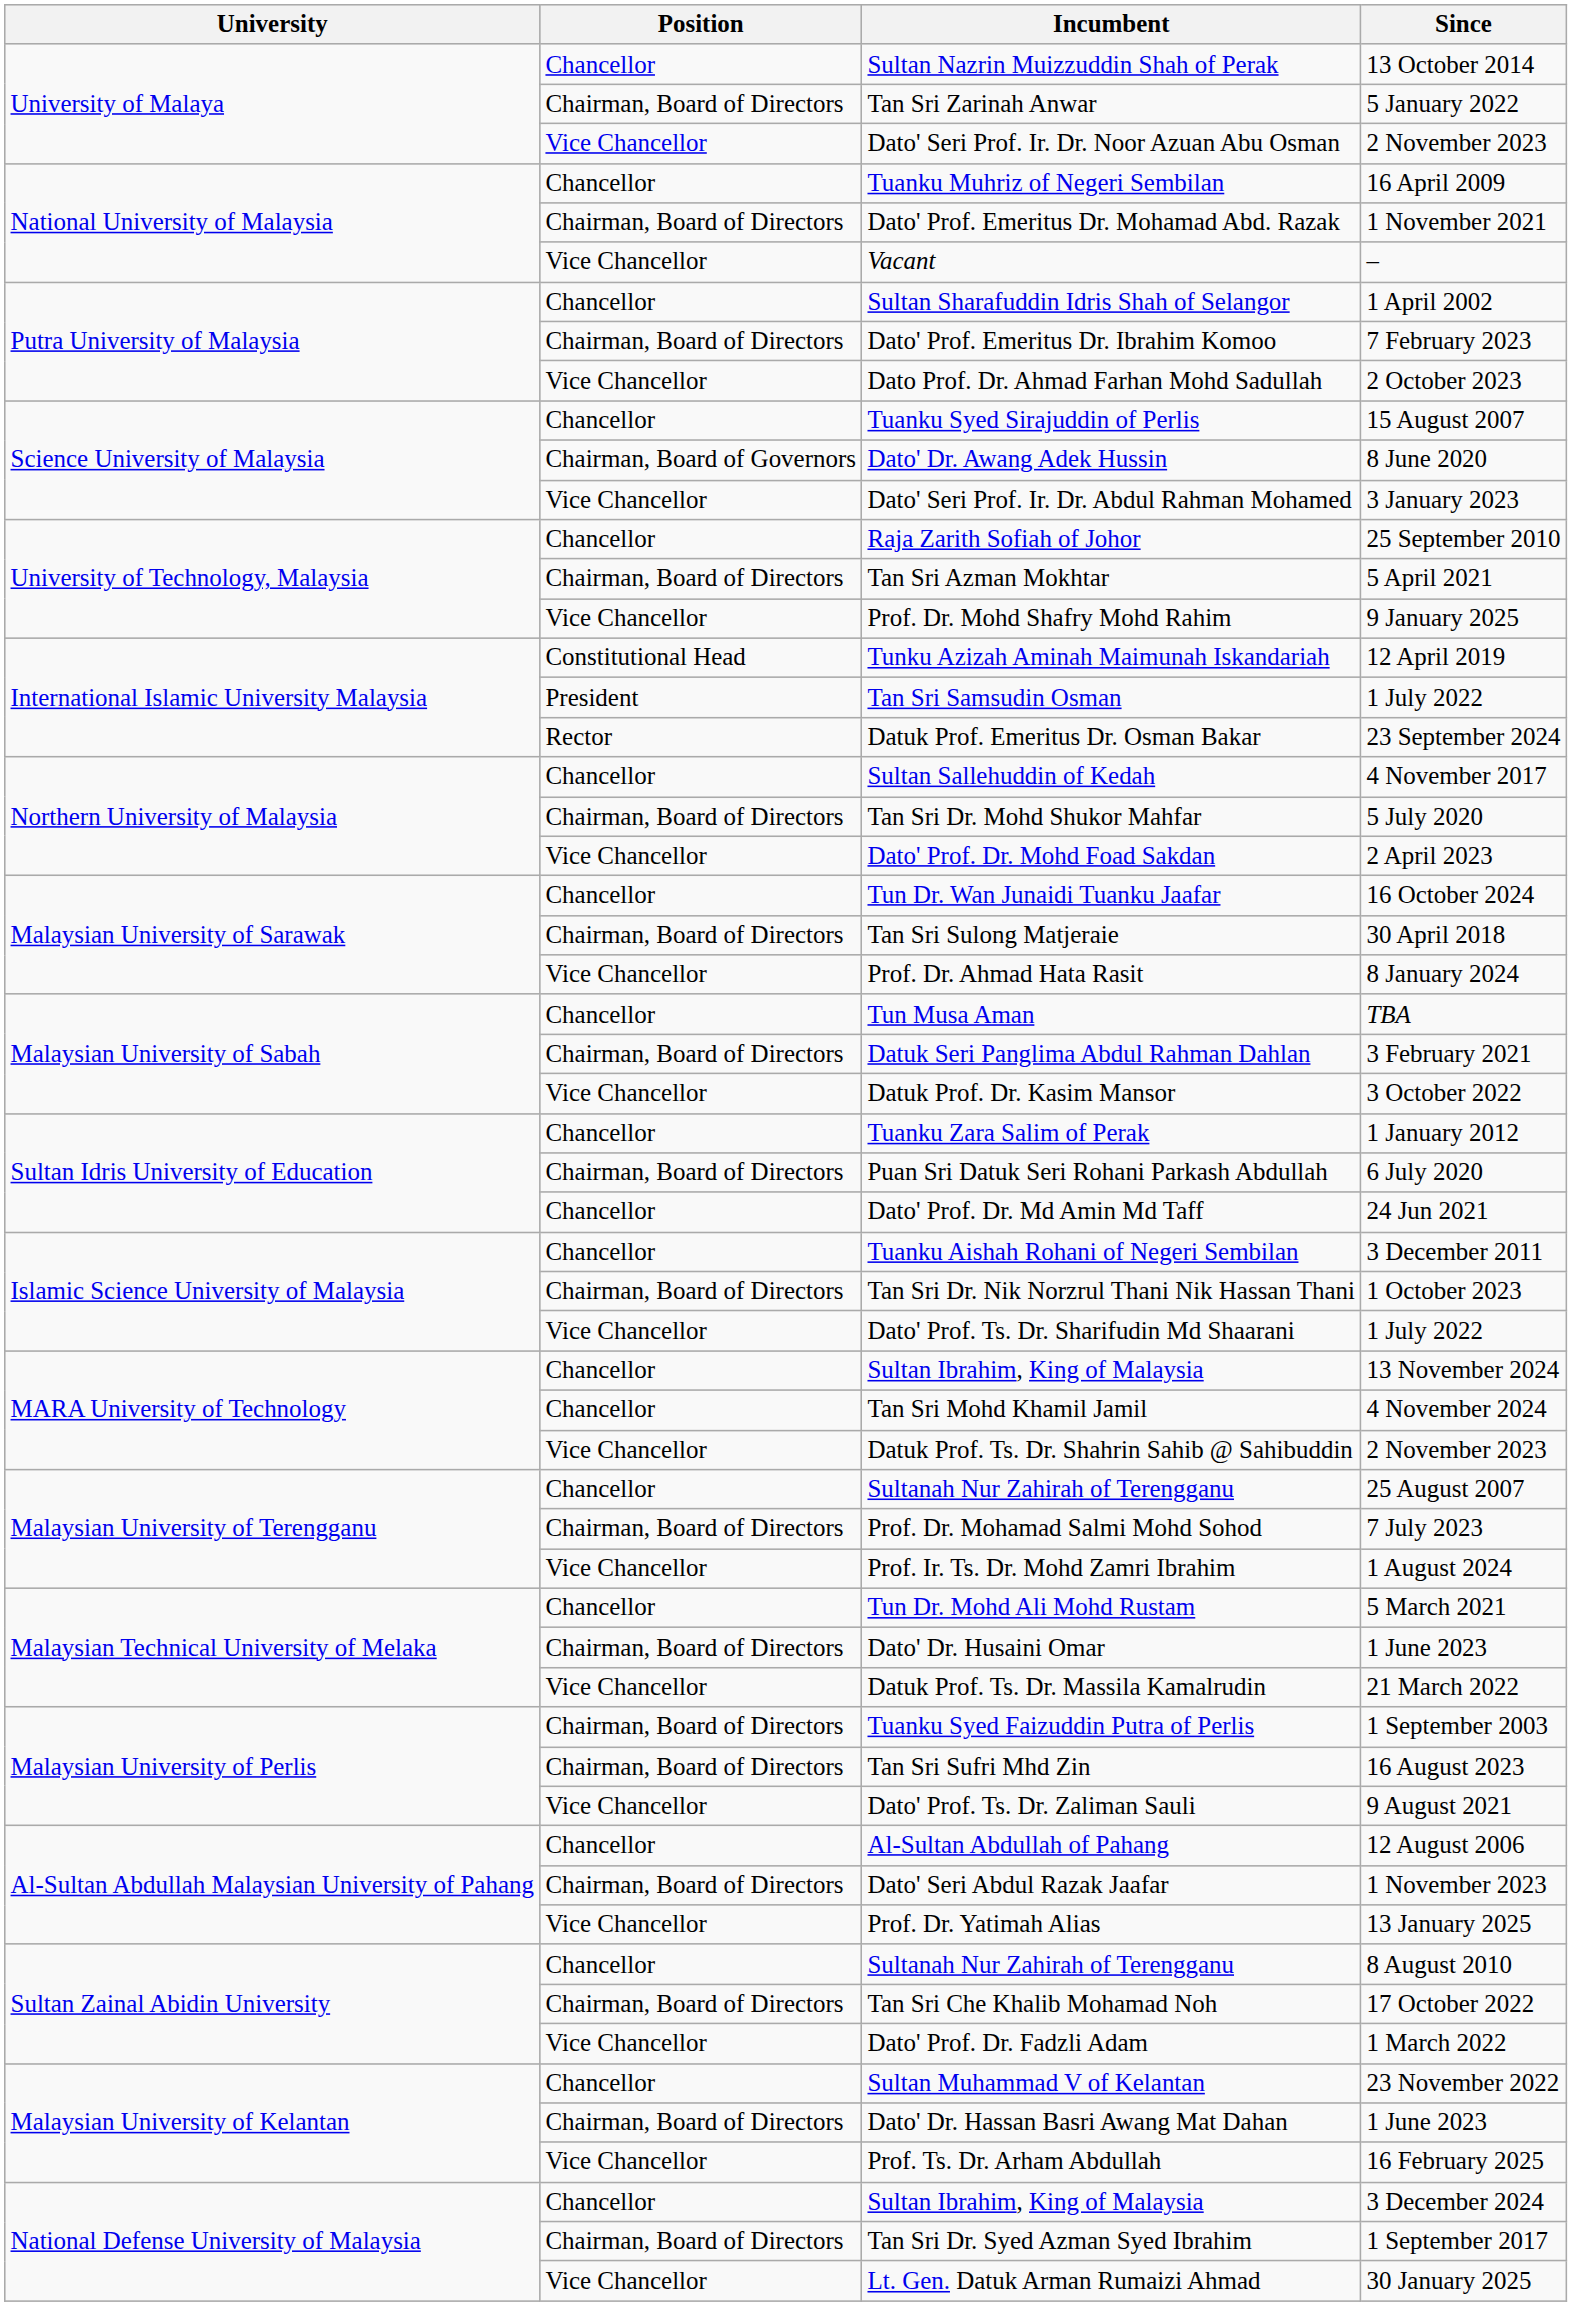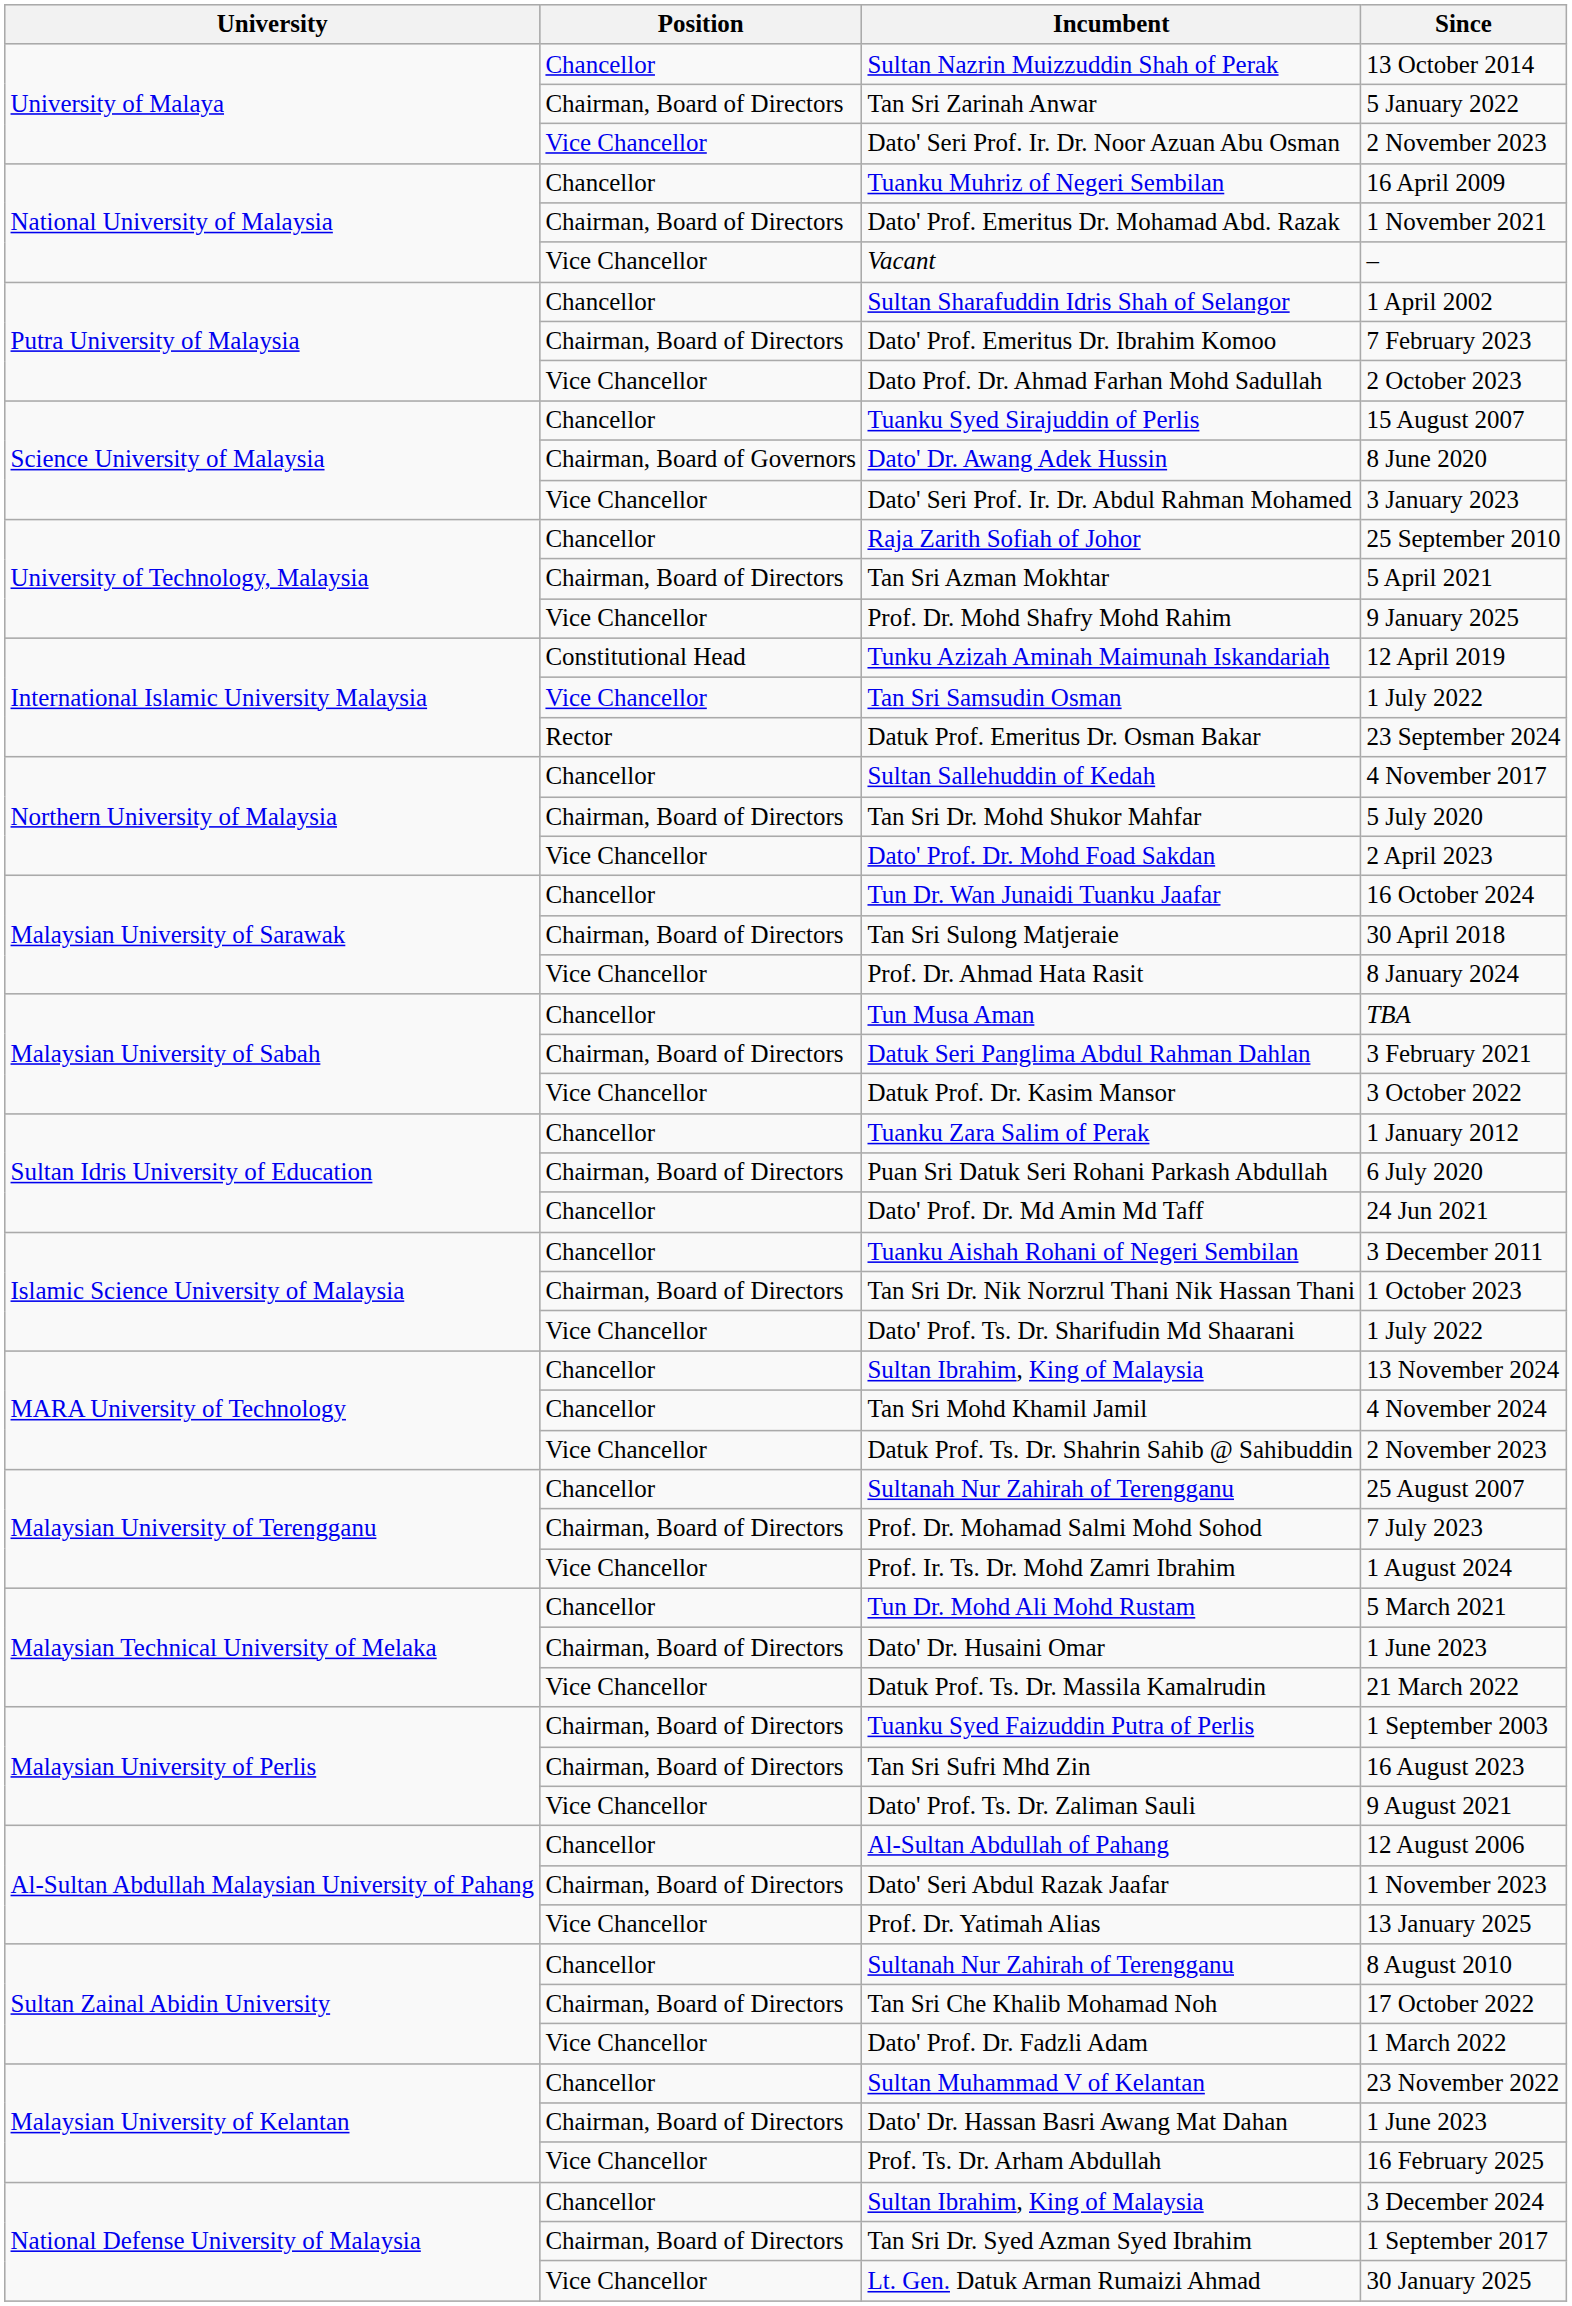(592, 697) President -> (626, 697) Vice Chancellor
